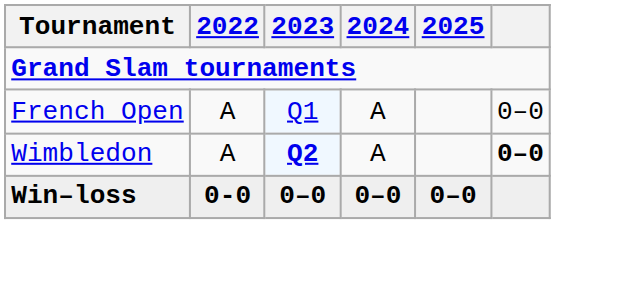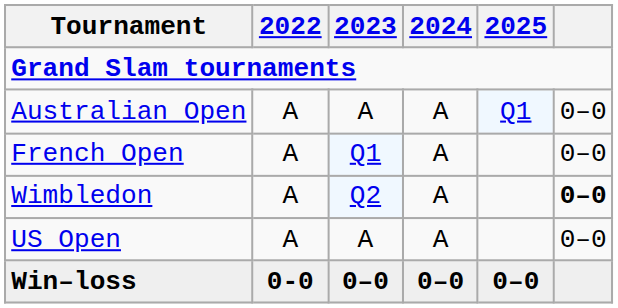+ row: (129, 111)
(303, 154) bold -> (365, 197) normal
+ row: (66, 239)
